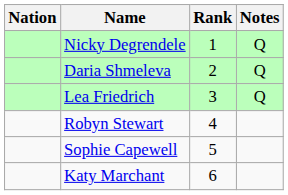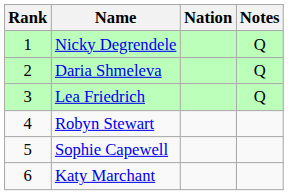columns swapped: (213, 17) <-> (32, 17)
